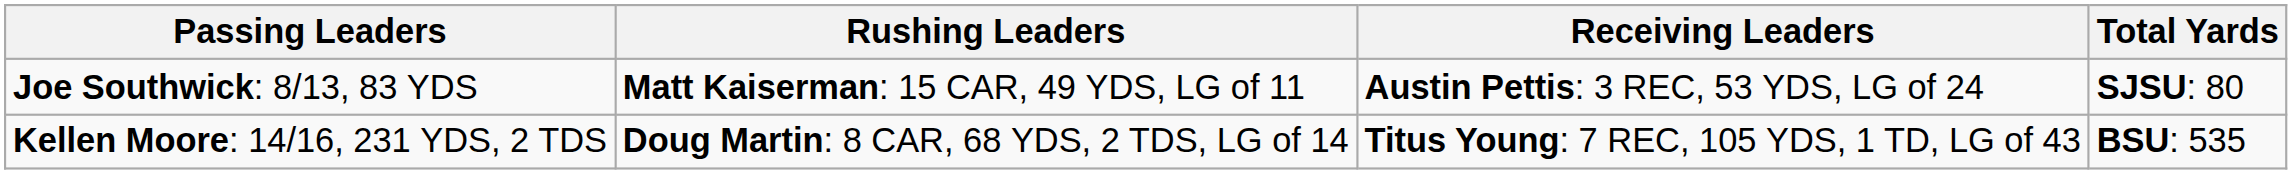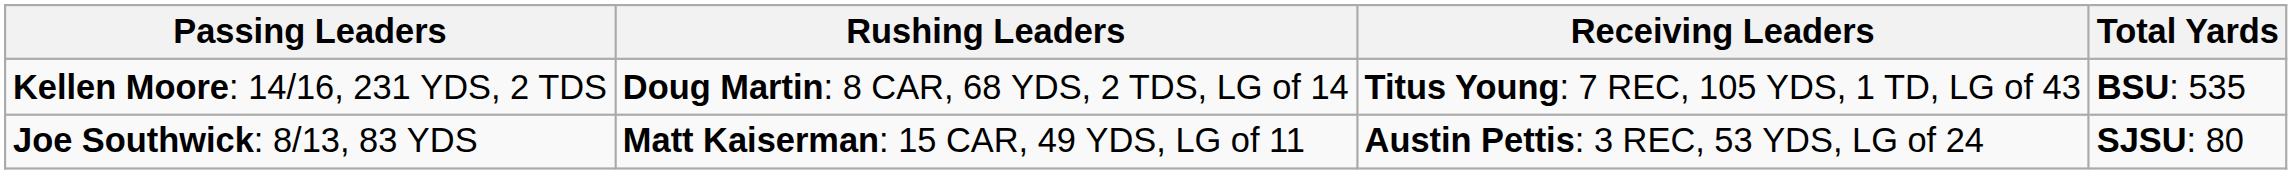rows swapped: (310, 140) <-> (245, 86)
